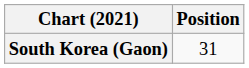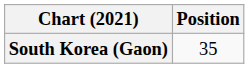(208, 48) 31 -> (208, 48) 35
